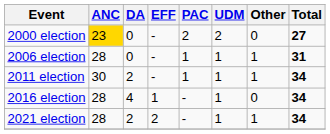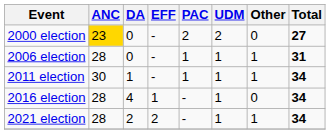(130, 77) 2 -> (130, 77) 1
